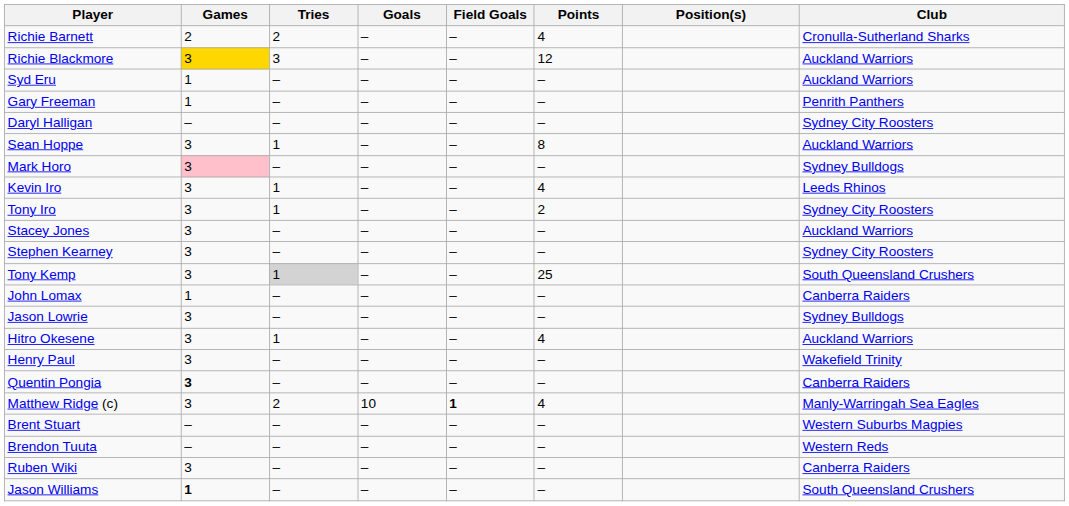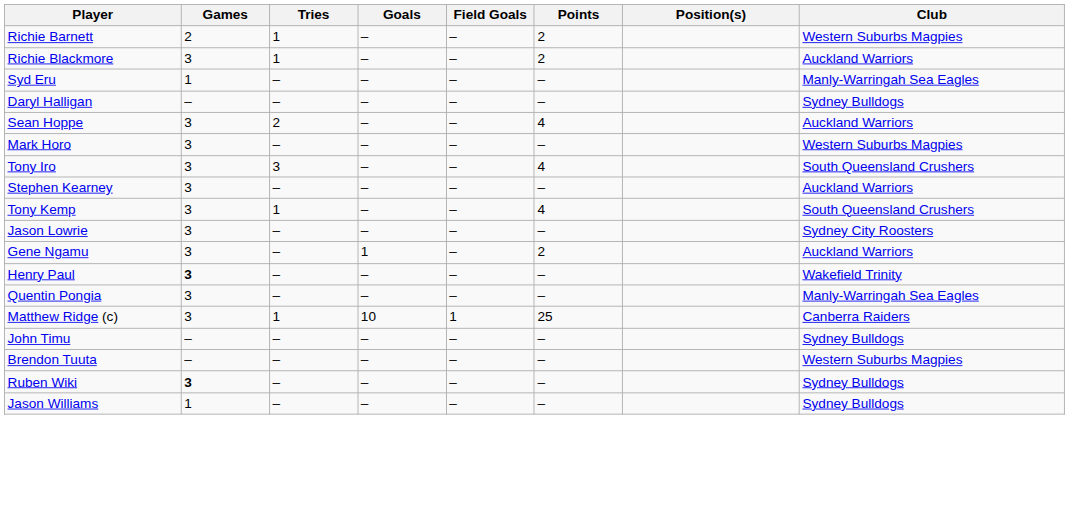(276, 36) 2 -> (276, 36) 1
(541, 36) 4 -> (541, 36) 2
(886, 36) Cronulla-Sutherland Sharks -> (882, 36) Western Suburbs Magpies
(188, 58) gold background -> (188, 58) no background
(276, 58) 3 -> (276, 58) 1
(545, 58) 12 -> (541, 58) 2
(858, 79) Auckland Warriors -> (891, 79) Manly-Warringah Sea Eagles
- row: (51, 101)
(868, 123) Sydney City Roosters -> (853, 101) Sydney Bulldogs
(276, 144) 1 -> (276, 123) 2
(541, 144) 8 -> (541, 123) 4
(188, 166) pink background -> (188, 144) no background
(853, 166) Sydney Bulldogs -> (882, 144) Western Suburbs Magpies
- row: (34, 187)
(276, 209) 1 -> (276, 166) 3
(541, 209) 2 -> (541, 166) 4
(868, 209) Sydney City Roosters -> (888, 166) South Queensland Crushers
- row: (48, 230)
(868, 252) Sydney City Roosters -> (858, 187) Auckland Warriors
(276, 274) lightgrey background -> (276, 209) no background
(545, 274) 25 -> (541, 209) 4
- row: (45, 295)
(853, 317) Sydney Bulldogs -> (868, 230) Sydney City Roosters
+ row: (48, 252)
- row: (51, 338)
(188, 360) normal -> (188, 274) bold
(188, 381) bold -> (188, 295) normal
(856, 381) Canberra Raiders -> (891, 295) Manly-Warringah Sea Eagles
(276, 403) 2 -> (276, 317) 1
(453, 403) bold -> (453, 317) normal
(541, 403) 4 -> (545, 317) 25
(891, 403) Manly-Warringah Sea Eagles -> (856, 317) Canberra Raiders
- row: (44, 425)
+ row: (39, 338)
(845, 446) Western Reds -> (882, 360) Western Suburbs Magpies
(188, 468) normal -> (188, 381) bold
(856, 468) Canberra Raiders -> (853, 381) Sydney Bulldogs
(188, 489) bold -> (188, 403) normal
(888, 489) South Queensland Crushers -> (853, 403) Sydney Bulldogs
